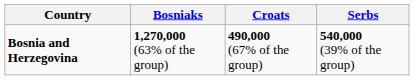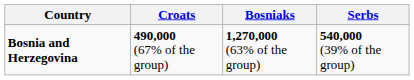columns swapped: (178, 14) <-> (271, 14)
